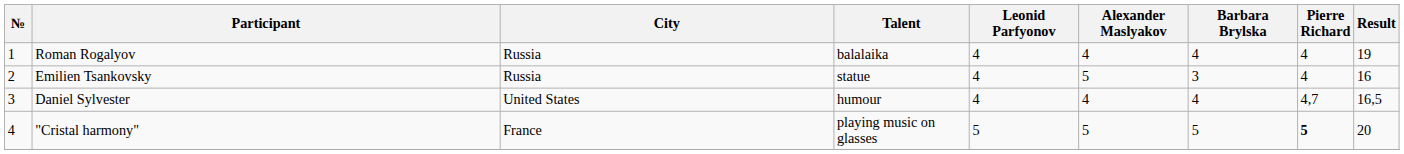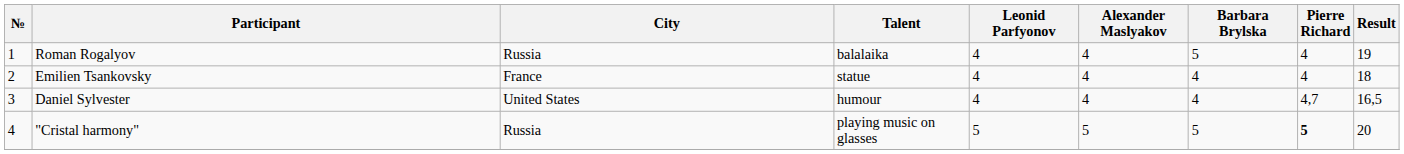(1195, 54) 4 -> (1195, 54) 5
(522, 76) Russia -> (523, 76) France
(1086, 76) 5 -> (1086, 76) 4
(1195, 76) 3 -> (1195, 76) 4
(1364, 76) 16 -> (1364, 76) 18
(523, 130) France -> (522, 130) Russia
